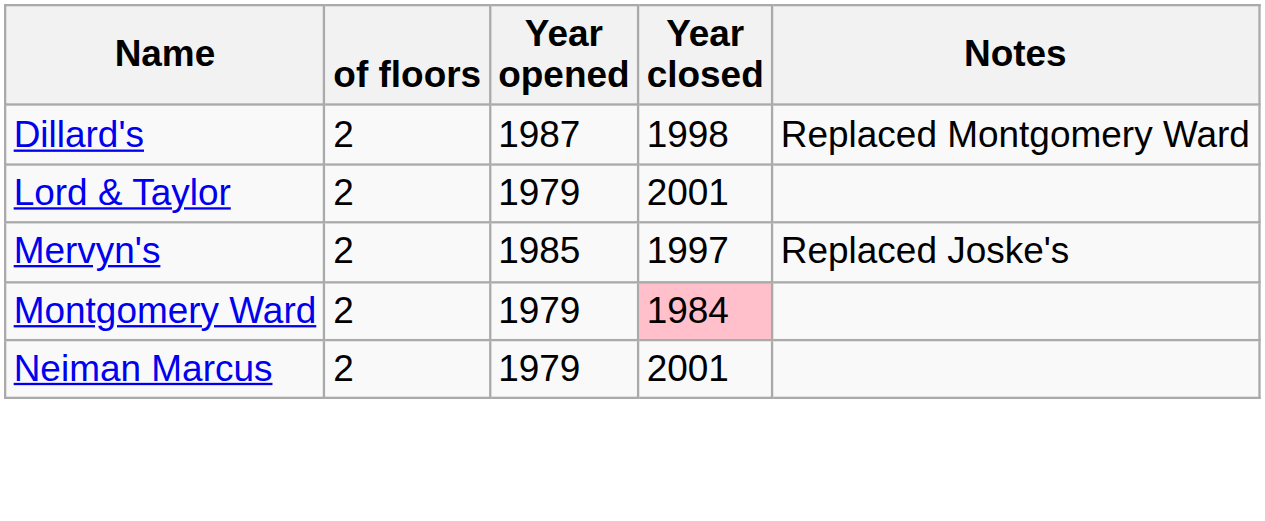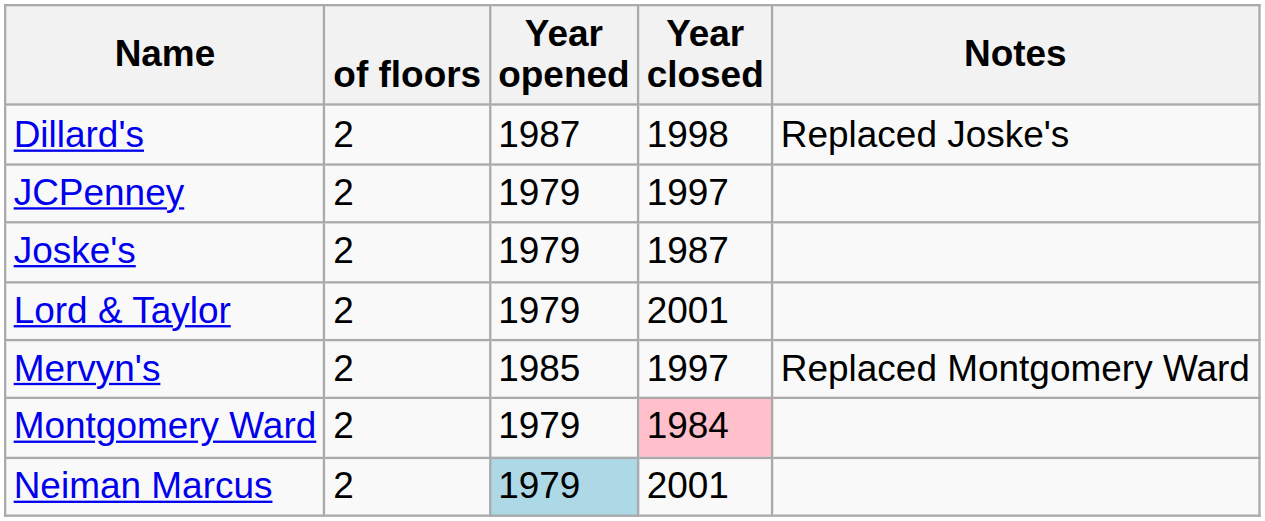(1015, 134) Replaced Montgomery Ward -> (925, 134) Replaced Joske's
+ row: (99, 192)
+ row: (75, 251)
(925, 251) Replaced Joske's -> (1015, 368) Replaced Montgomery Ward
(539, 368) no background -> (539, 485) lightblue background
